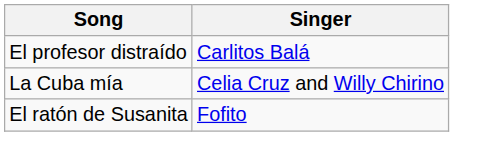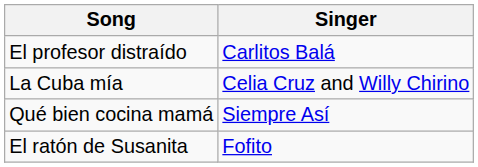+ row: (111, 114)
